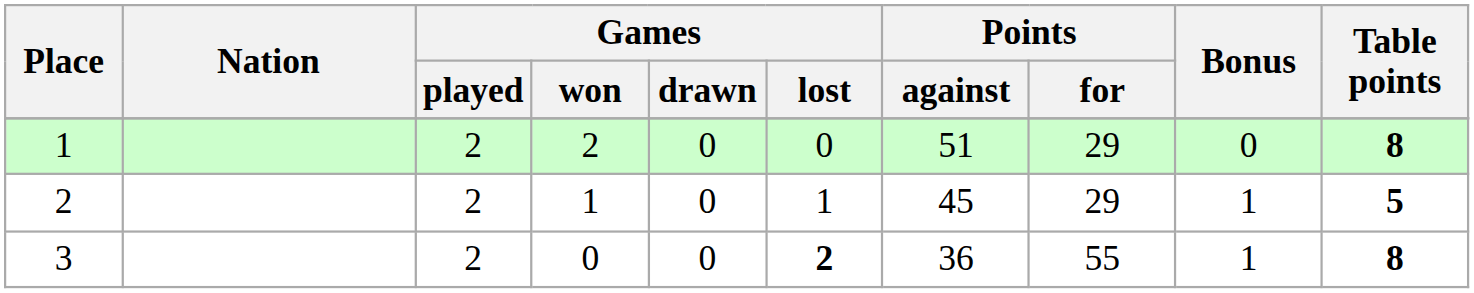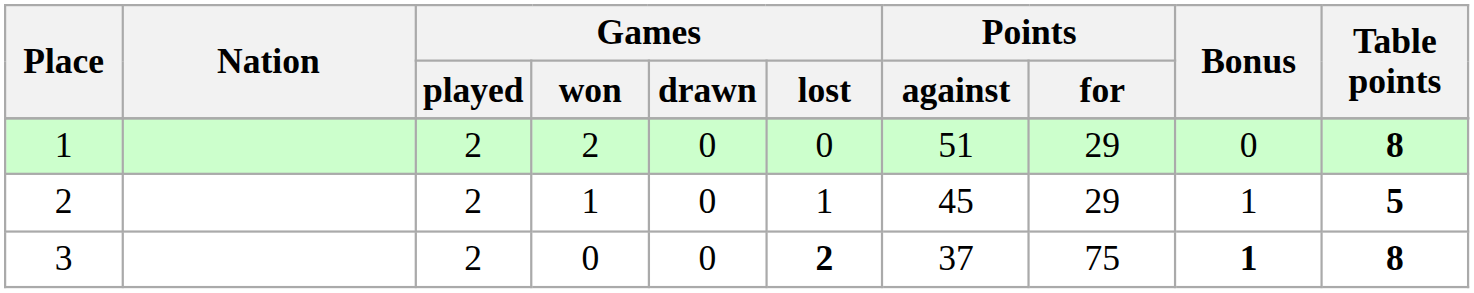(956, 257) 36 -> (956, 257) 37
(1102, 257) 55 -> (1102, 257) 75
(1249, 257) normal -> (1249, 257) bold
